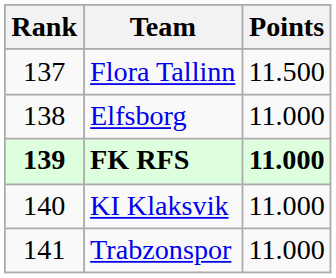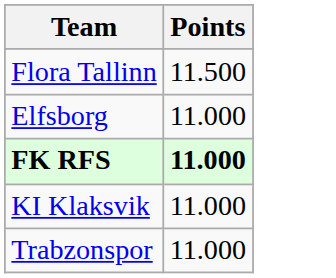- column: (44, 26)
